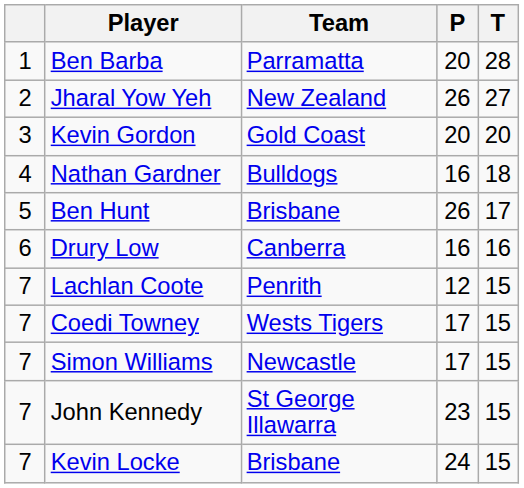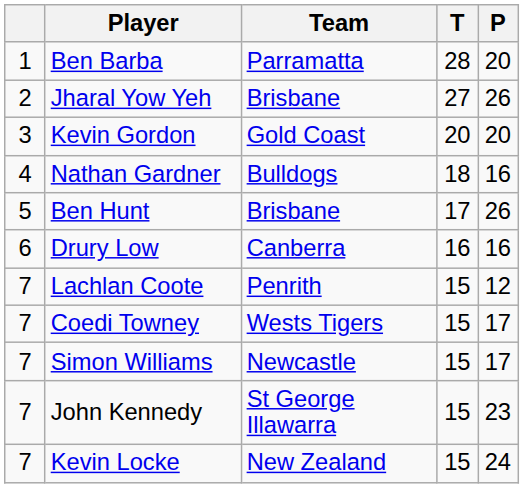columns swapped: (457, 23) <-> (498, 23)
(316, 98) New Zealand -> (293, 98) Brisbane
(293, 463) Brisbane -> (316, 463) New Zealand
